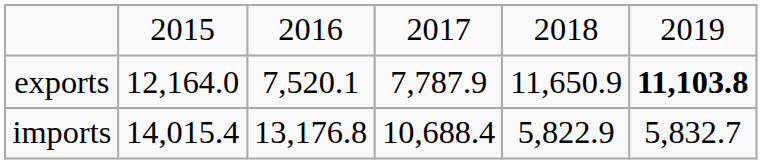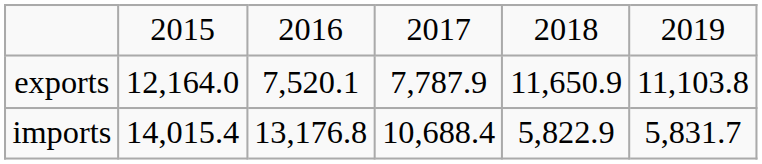(693, 81) bold -> (693, 81) normal
(693, 132) 5,832.7 -> (693, 132) 5,831.7
